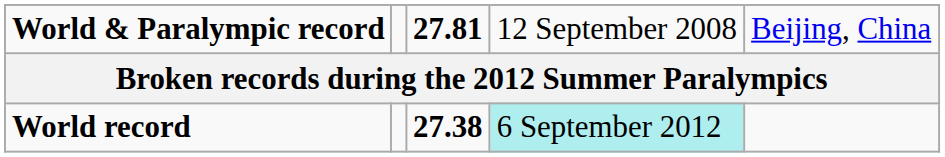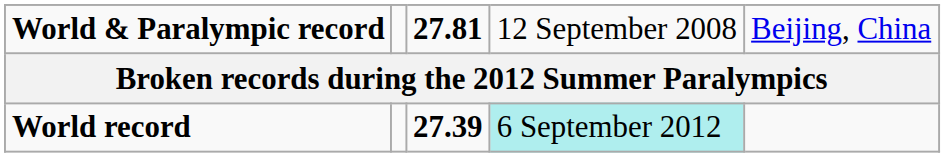(448, 126) 27.38 -> (448, 126) 27.39
